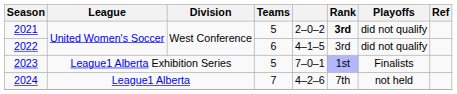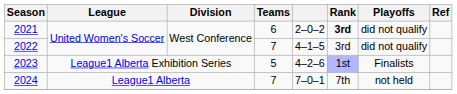(273, 30) 5 -> (273, 30) 6
(273, 47) 6 -> (273, 47) 7
(310, 64) 7–0–1 -> (310, 64) 4–2–6
(310, 81) 4–2–6 -> (310, 81) 7–0–1
